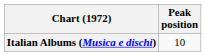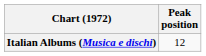(180, 42) 10 -> (180, 42) 12
